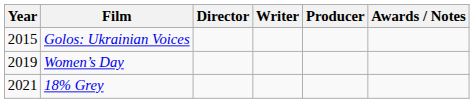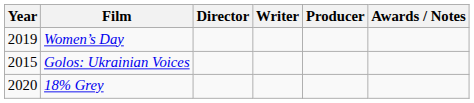rows swapped: (117, 39) <-> (84, 62)
(23, 86) 2021 -> (23, 86) 2020
